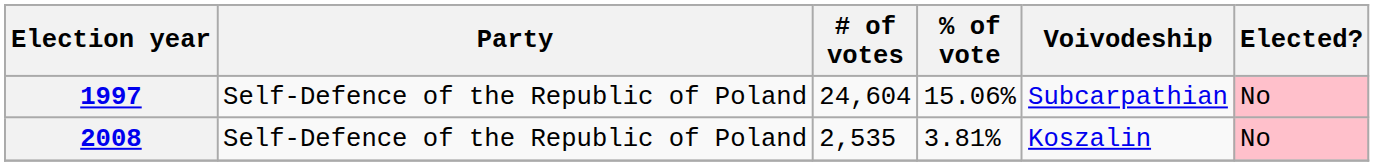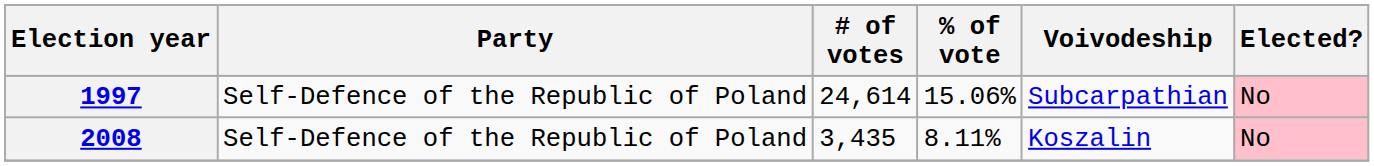(865, 97) 24,604 -> (865, 97) 24,614
(858, 139) 2,535 -> (858, 139) 3,435
(962, 139) 3.81% -> (962, 139) 8.11%
